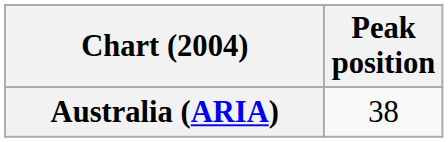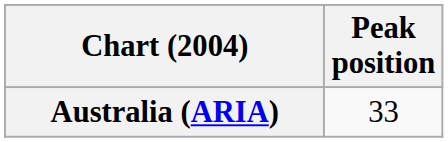(383, 111) 38 -> (383, 111) 33
